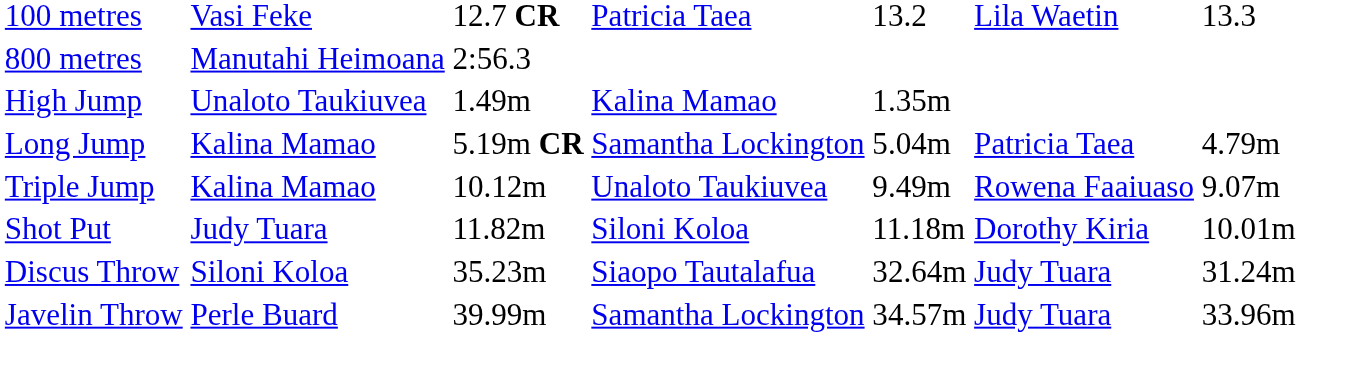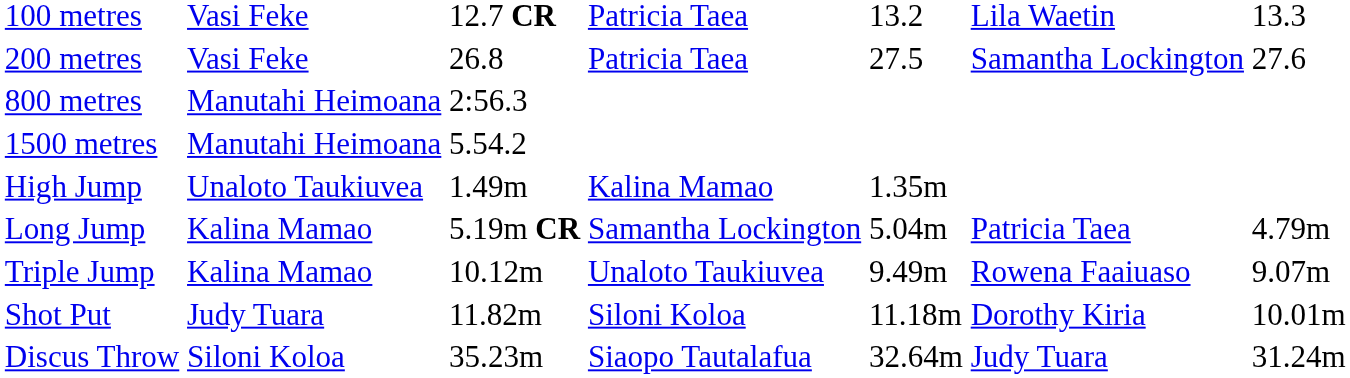+ row: (73, 58)
+ row: (81, 143)
- row: (94, 314)
